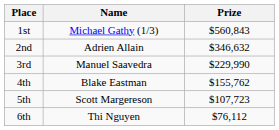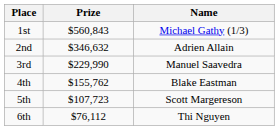columns swapped: (114, 13) <-> (229, 13)
